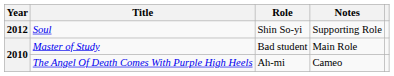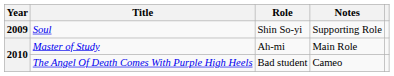(17, 29) 2012 -> (17, 29) 2009
(282, 46) Bad student -> (271, 46) Ah-mi
(271, 63) Ah-mi -> (282, 63) Bad student
